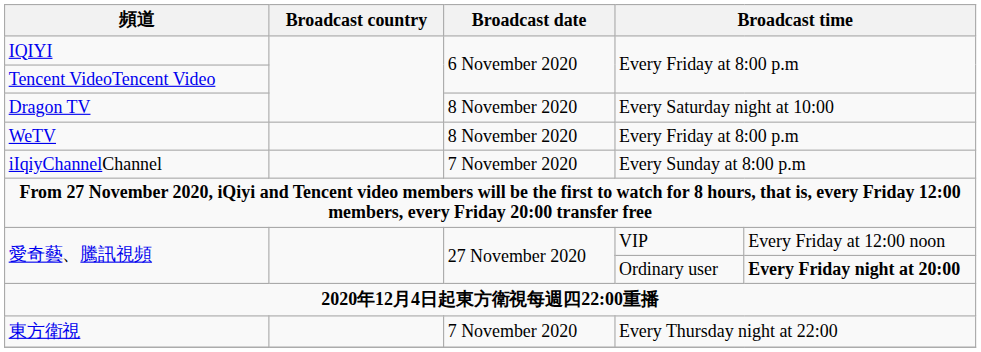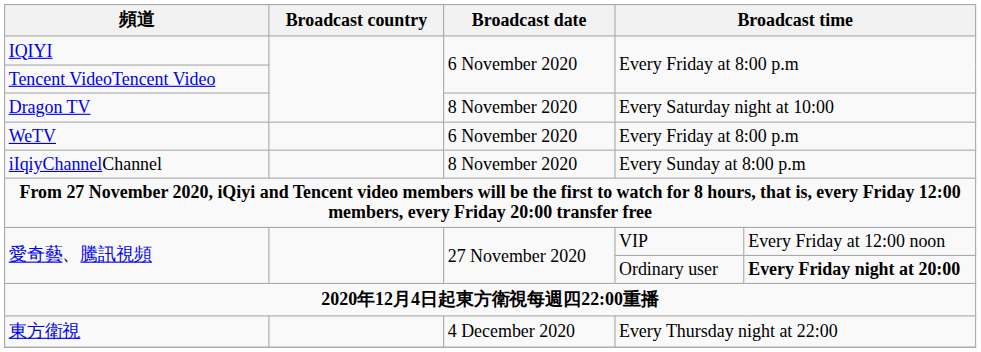(512, 135) 8 November 2020 -> (512, 135) 6 November 2020
(512, 164) 7 November 2020 -> (512, 164) 8 November 2020
(512, 331) 7 November 2020 -> (511, 331) 4 December 2020
